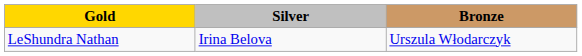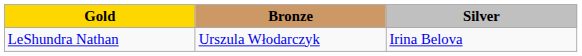columns swapped: (291, 16) <-> (481, 16)
